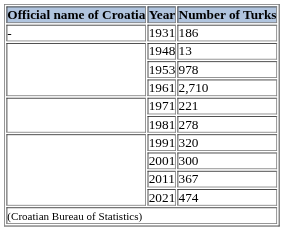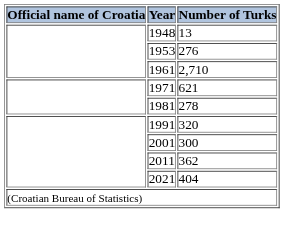- row: (162, 33)
(189, 69) 978 -> (189, 51) 276
(189, 106) 221 -> (189, 87) 621
(189, 179) 367 -> (189, 160) 362
(189, 197) 474 -> (189, 179) 404
